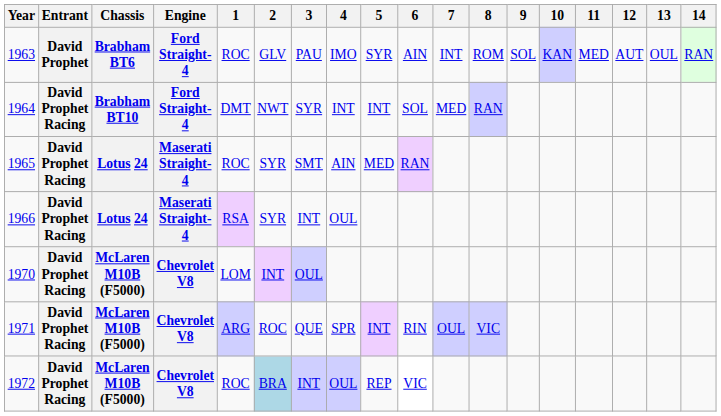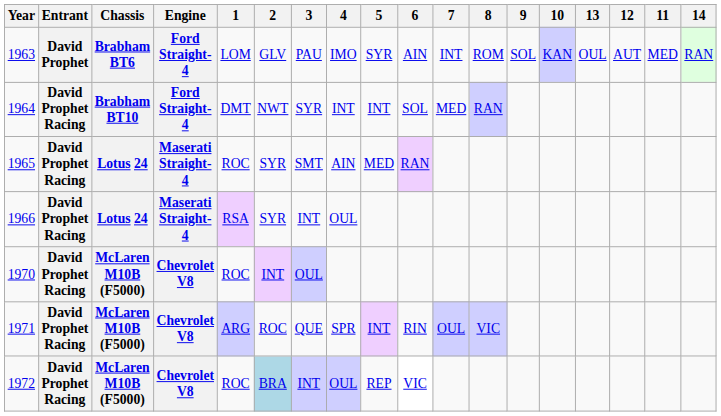columns swapped: (594, 16) <-> (664, 16)
(236, 54) ROC -> (236, 54) LOM
(236, 274) LOM -> (236, 274) ROC
